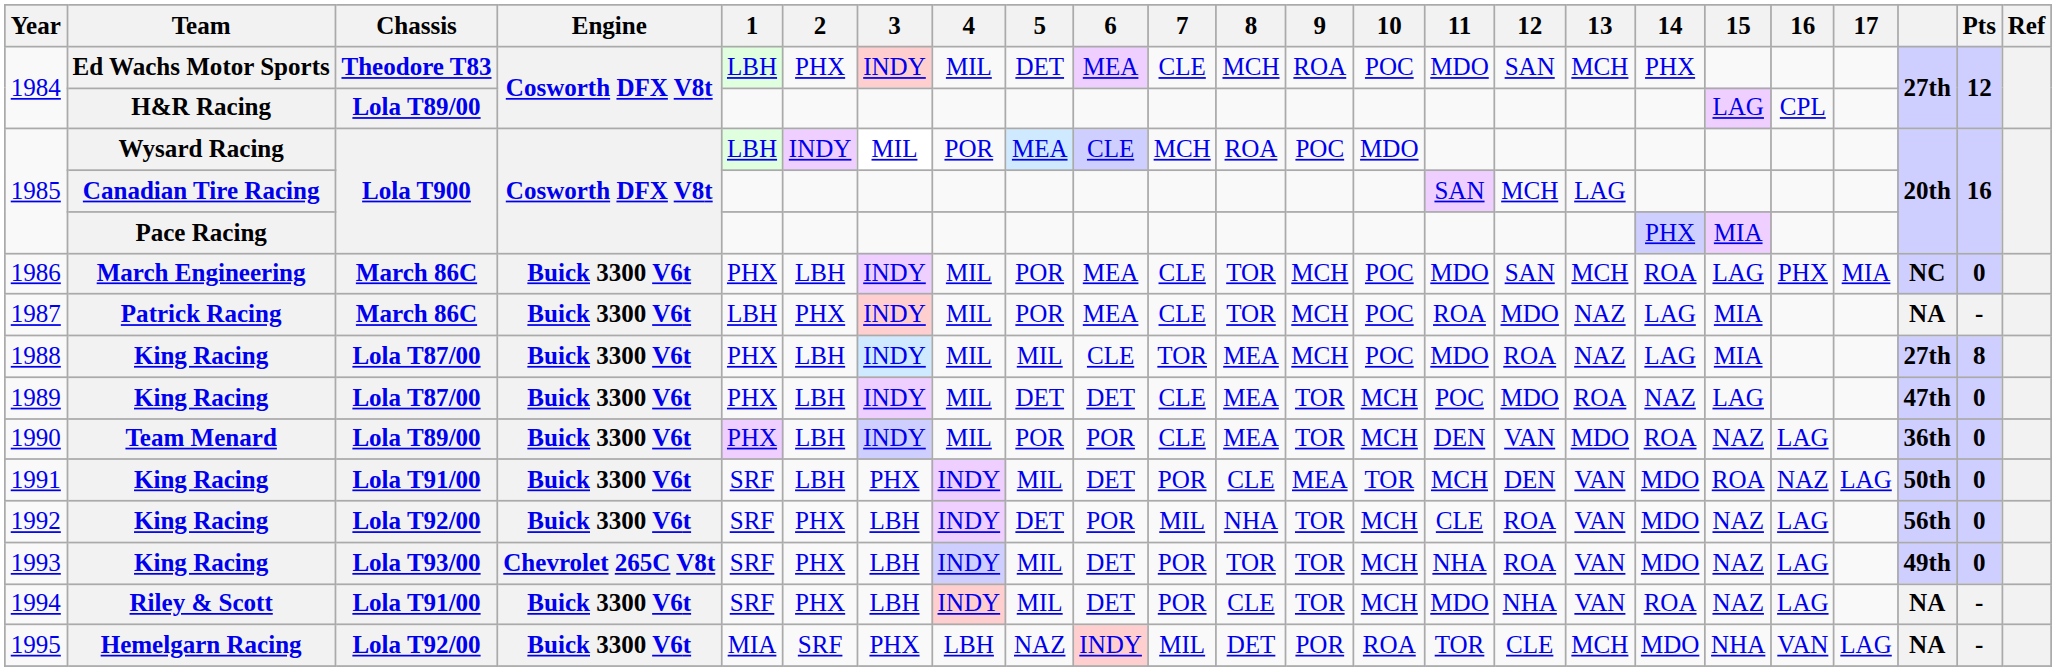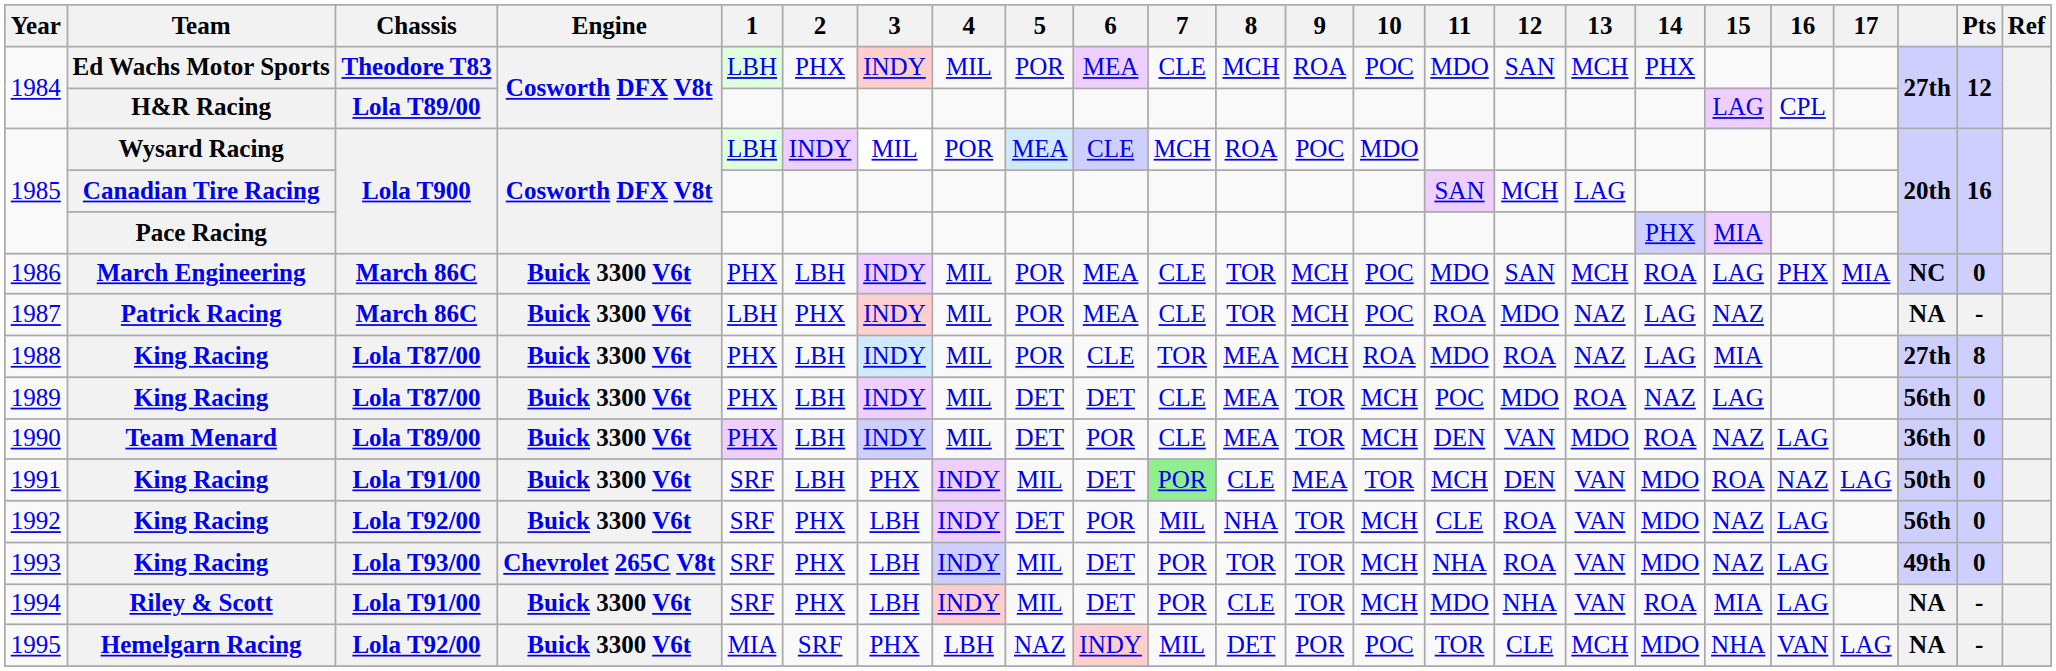(1040, 66) DET -> (1040, 66) POR
(1738, 314) MIA -> (1738, 314) NAZ
(1040, 356) MIL -> (1040, 356) POR
(1389, 356) POC -> (1389, 356) ROA
(1927, 397) 47th -> (1927, 397) 56th
(1040, 438) POR -> (1040, 438) DET
(1182, 480) no background -> (1182, 480) lightgreen background
(1738, 604) NAZ -> (1738, 604) MIA
(1389, 645) ROA -> (1389, 645) POC
